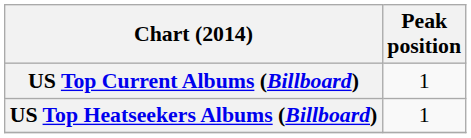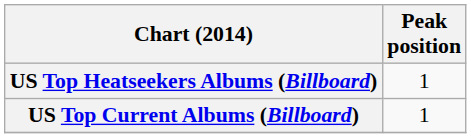rows swapped: (193, 80) <-> (193, 115)
